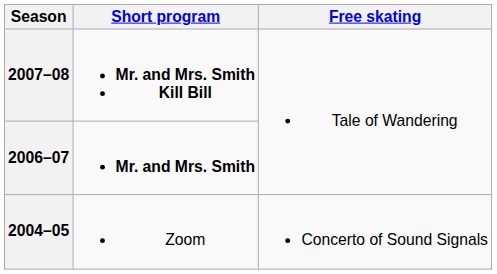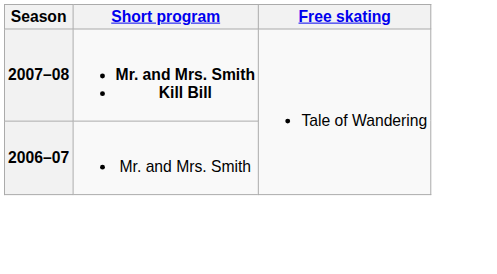(166, 167) bold -> (166, 167) normal
- row: (39, 231)
